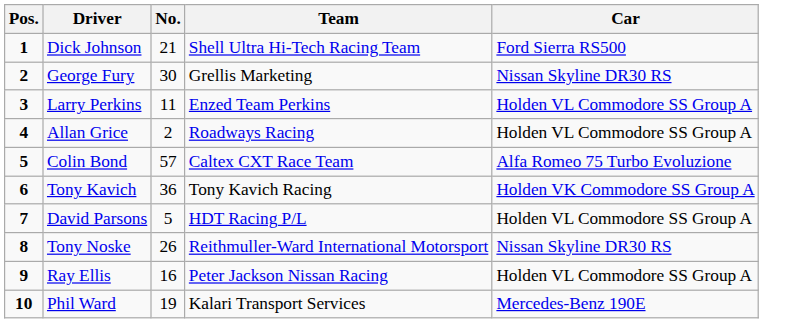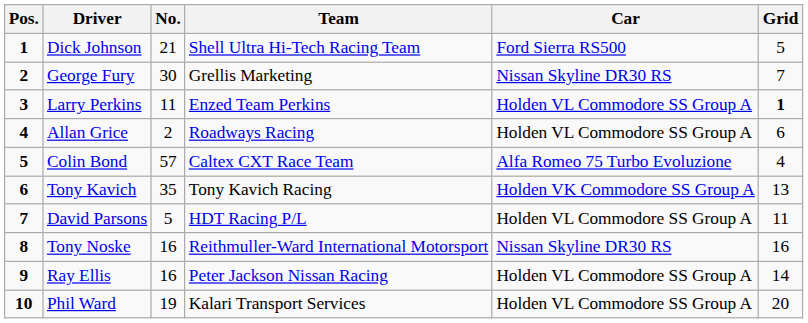+ column: (780, 19)
(168, 190) 36 -> (168, 190) 35
(168, 247) 26 -> (168, 247) 16
(571, 304) Mercedes-Benz 190E -> (624, 304) Holden VL Commodore SS Group A
